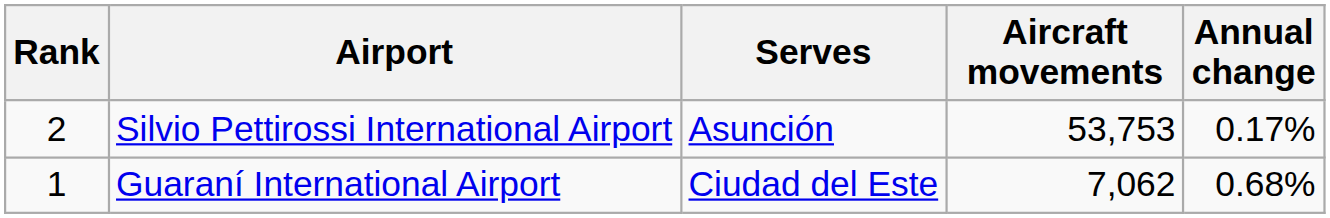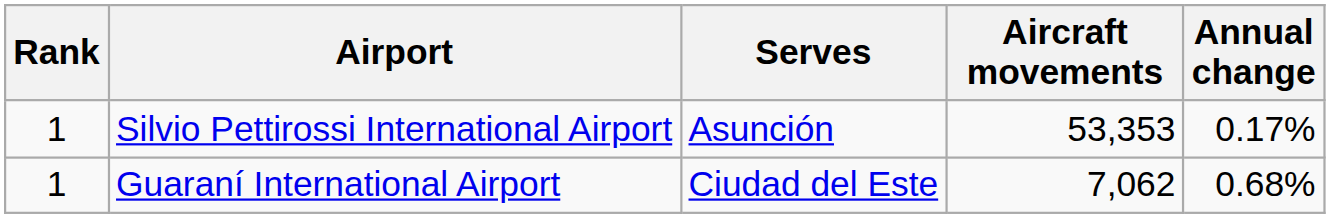(56, 128) 2 -> (56, 128) 1
(1121, 128) 53,753 -> (1121, 128) 53,353
